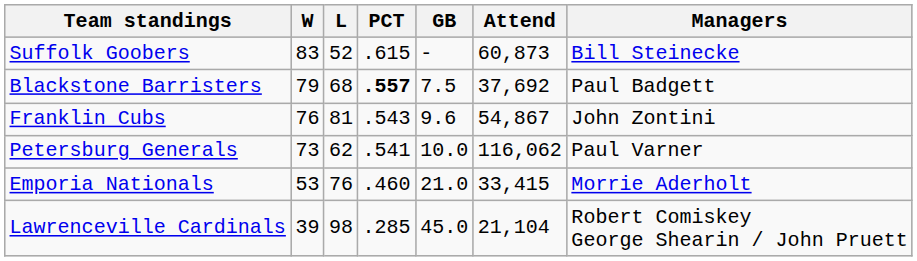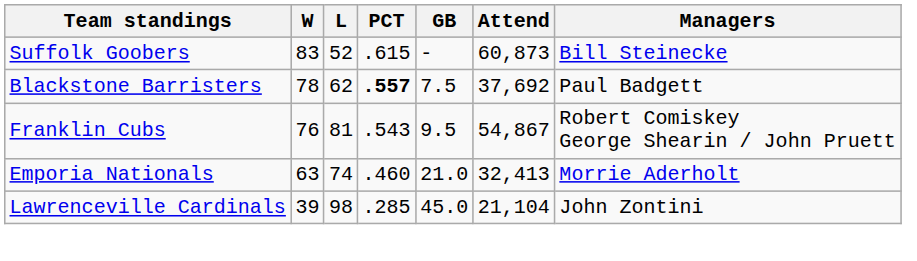(307, 86) 79 -> (307, 86) 78
(341, 86) 68 -> (341, 86) 62
(438, 119) 9.6 -> (438, 131) 9.5
(643, 119) John Zontini -> (728, 131) Robert Comiskey George Shearin / John Pruett
- row: (124, 152)
(307, 184) 53 -> (307, 175) 63
(341, 184) 76 -> (341, 175) 74
(514, 184) 33,415 -> (514, 175) 32,413
(740, 228) Robert Comiskey George Shearin / John Pruett -> (631, 207) John Zontini
